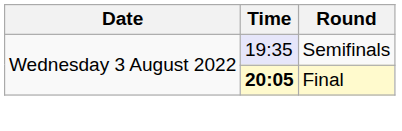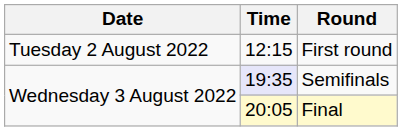+ row: (347, 49)
(269, 79) bold -> (269, 110) normal
